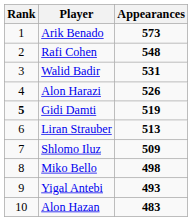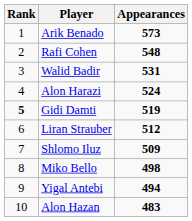(151, 91) 526 -> (151, 91) 524
(151, 129) 513 -> (151, 129) 512
(151, 187) 493 -> (151, 187) 494
